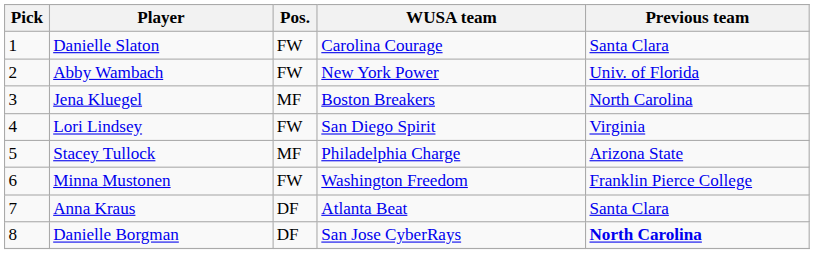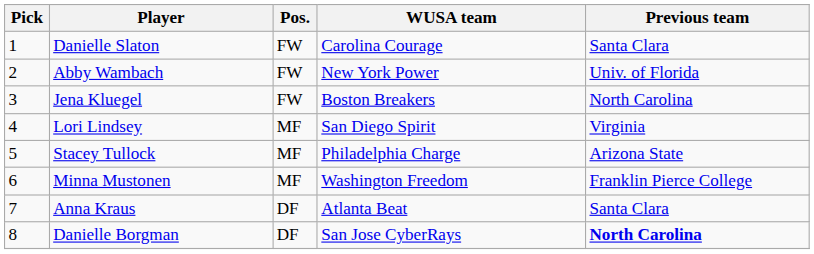(289, 99) MF -> (289, 99) FW
(289, 126) FW -> (289, 126) MF
(289, 180) FW -> (289, 180) MF
